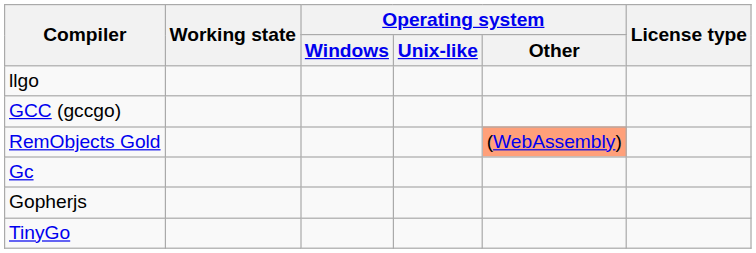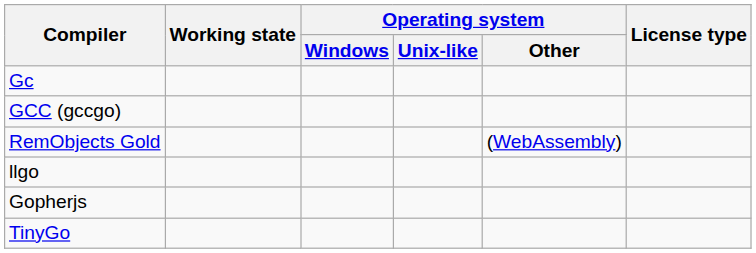rows swapped: (21, 171) <-> (24, 80)
(554, 141) lightsalmon background -> (554, 141) no background
